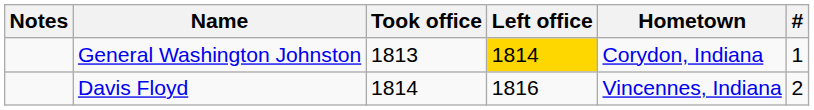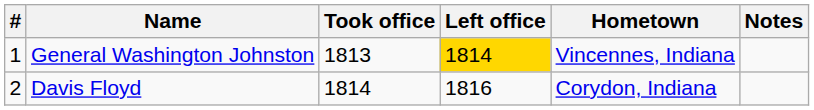columns swapped: (797, 21) <-> (39, 21)
(683, 54) Corydon, Indiana -> (645, 54) Vincennes, Indiana
(692, 88) Vincennes, Indiana -> (636, 88) Corydon, Indiana
